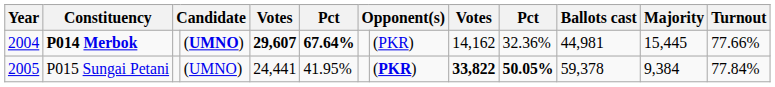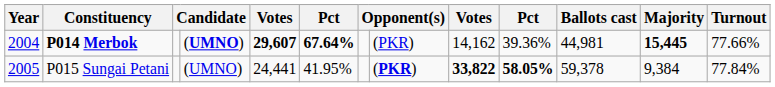(527, 43) 32.36% -> (527, 43) 39.36%
(666, 43) normal -> (666, 43) bold
(528, 69) 50.05% -> (528, 69) 58.05%
